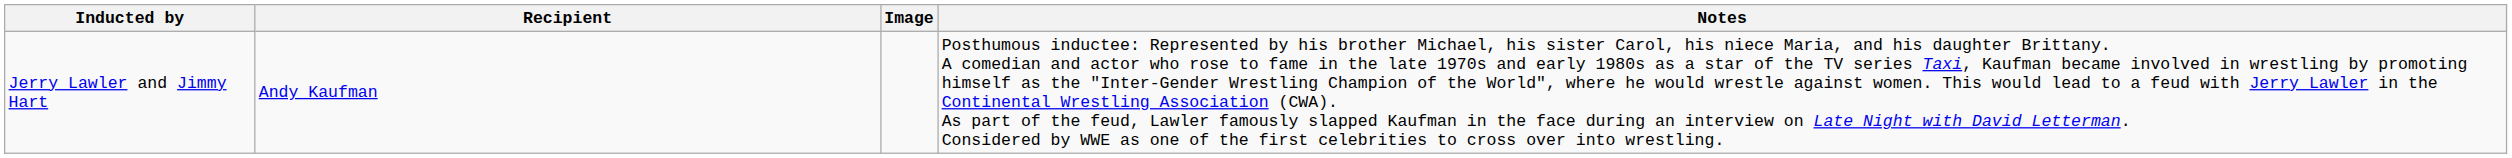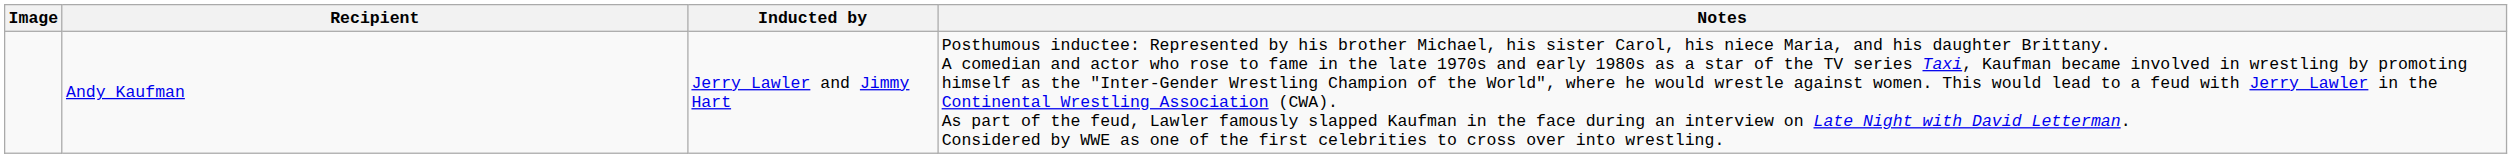columns swapped: (909, 18) <-> (130, 18)
